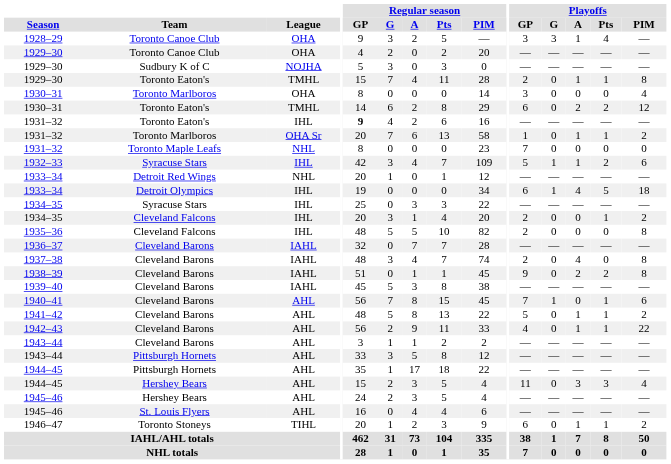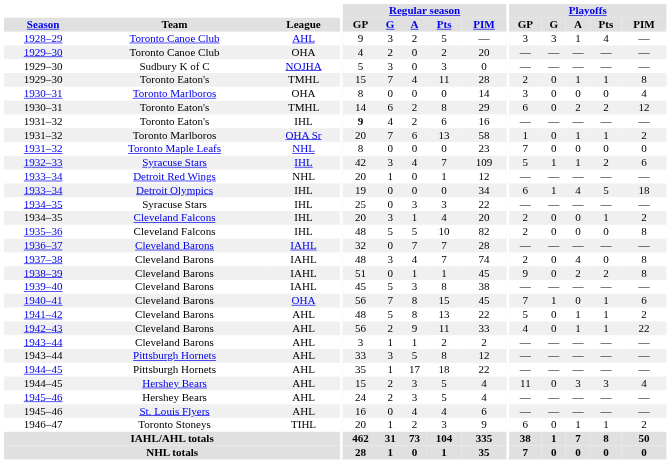(304, 38) OHA -> (304, 38) AHL
(304, 300) AHL -> (304, 300) OHA
